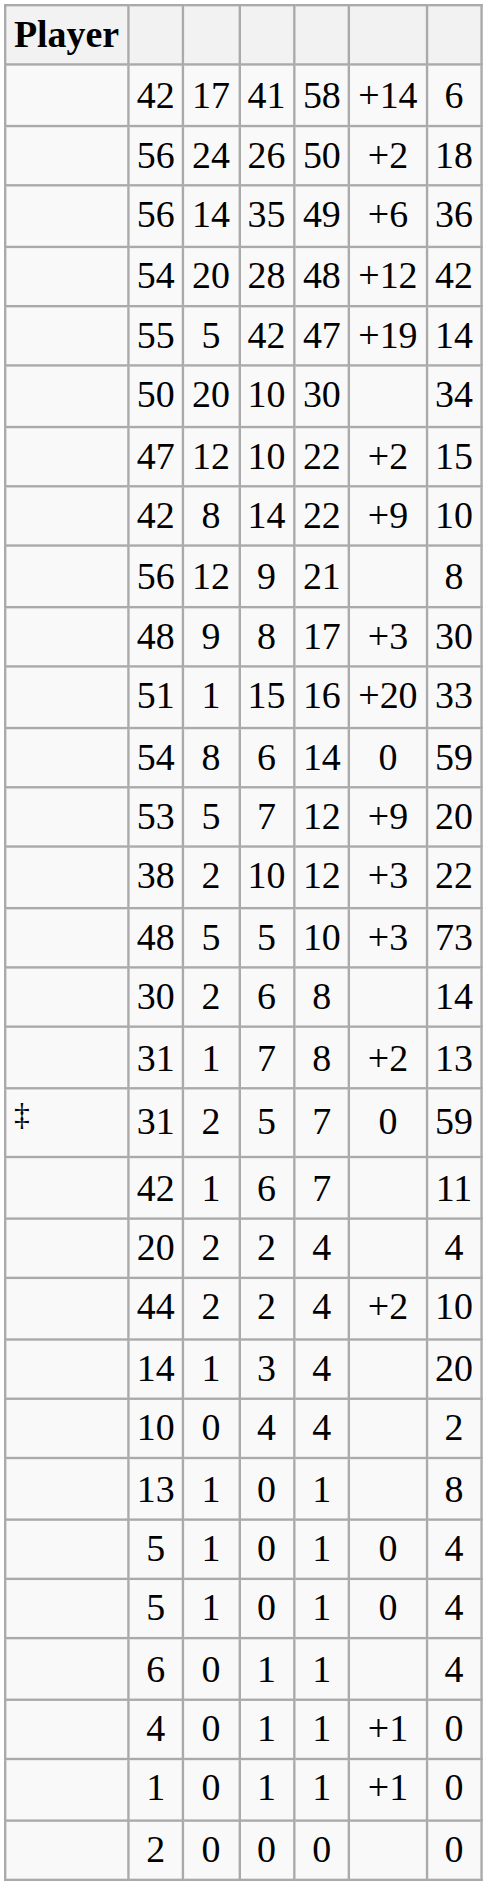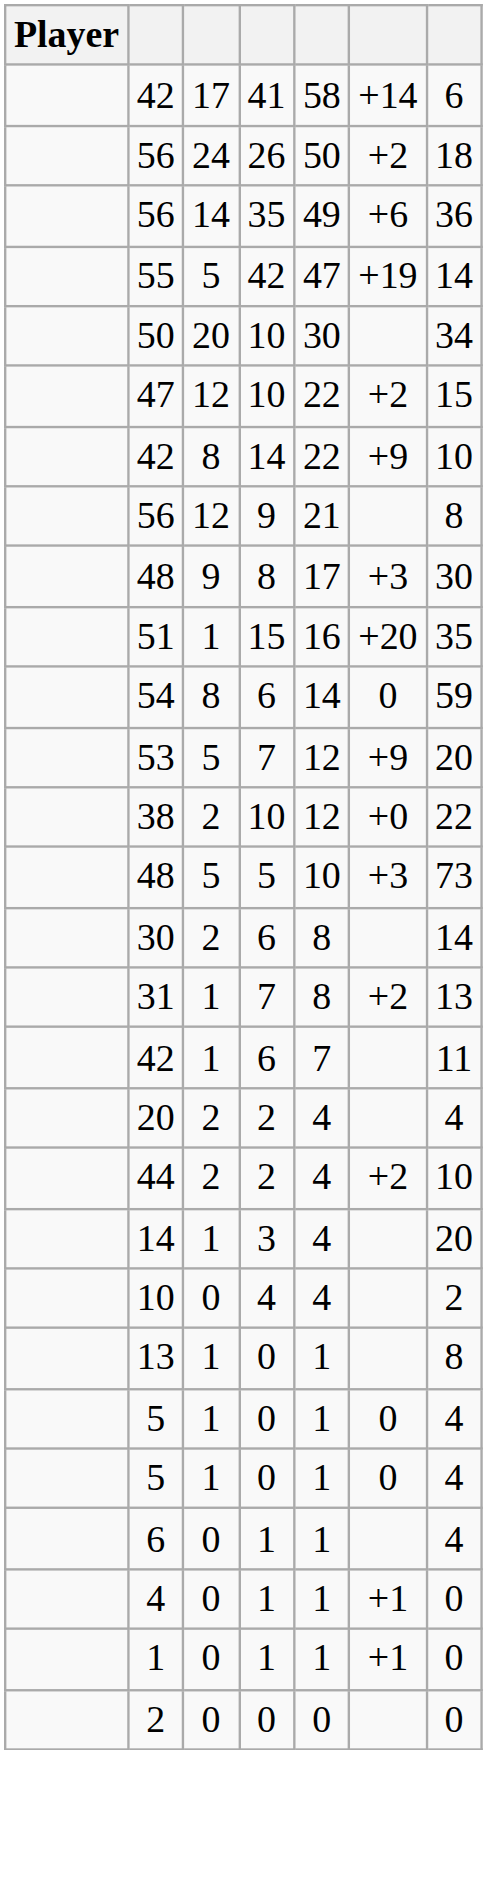- row: (156, 275)
(454, 696) 33 -> (454, 635) 35
(388, 876) +3 -> (388, 816) +0
- row: (156, 1122)
